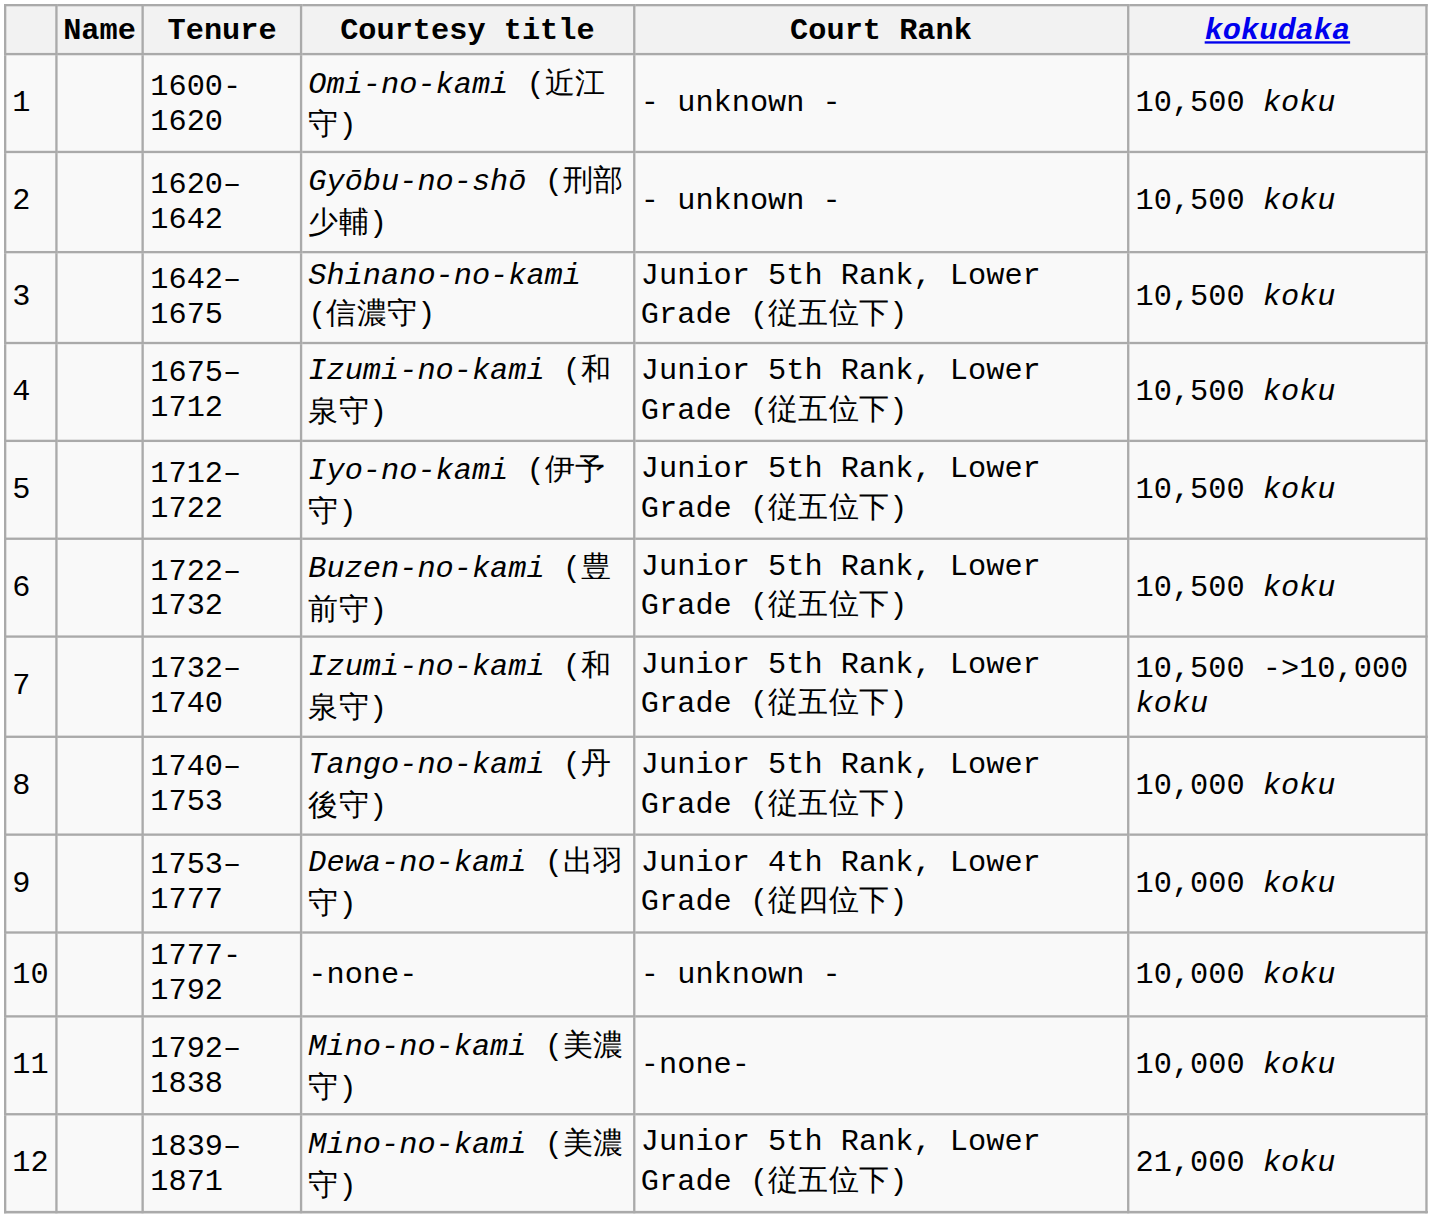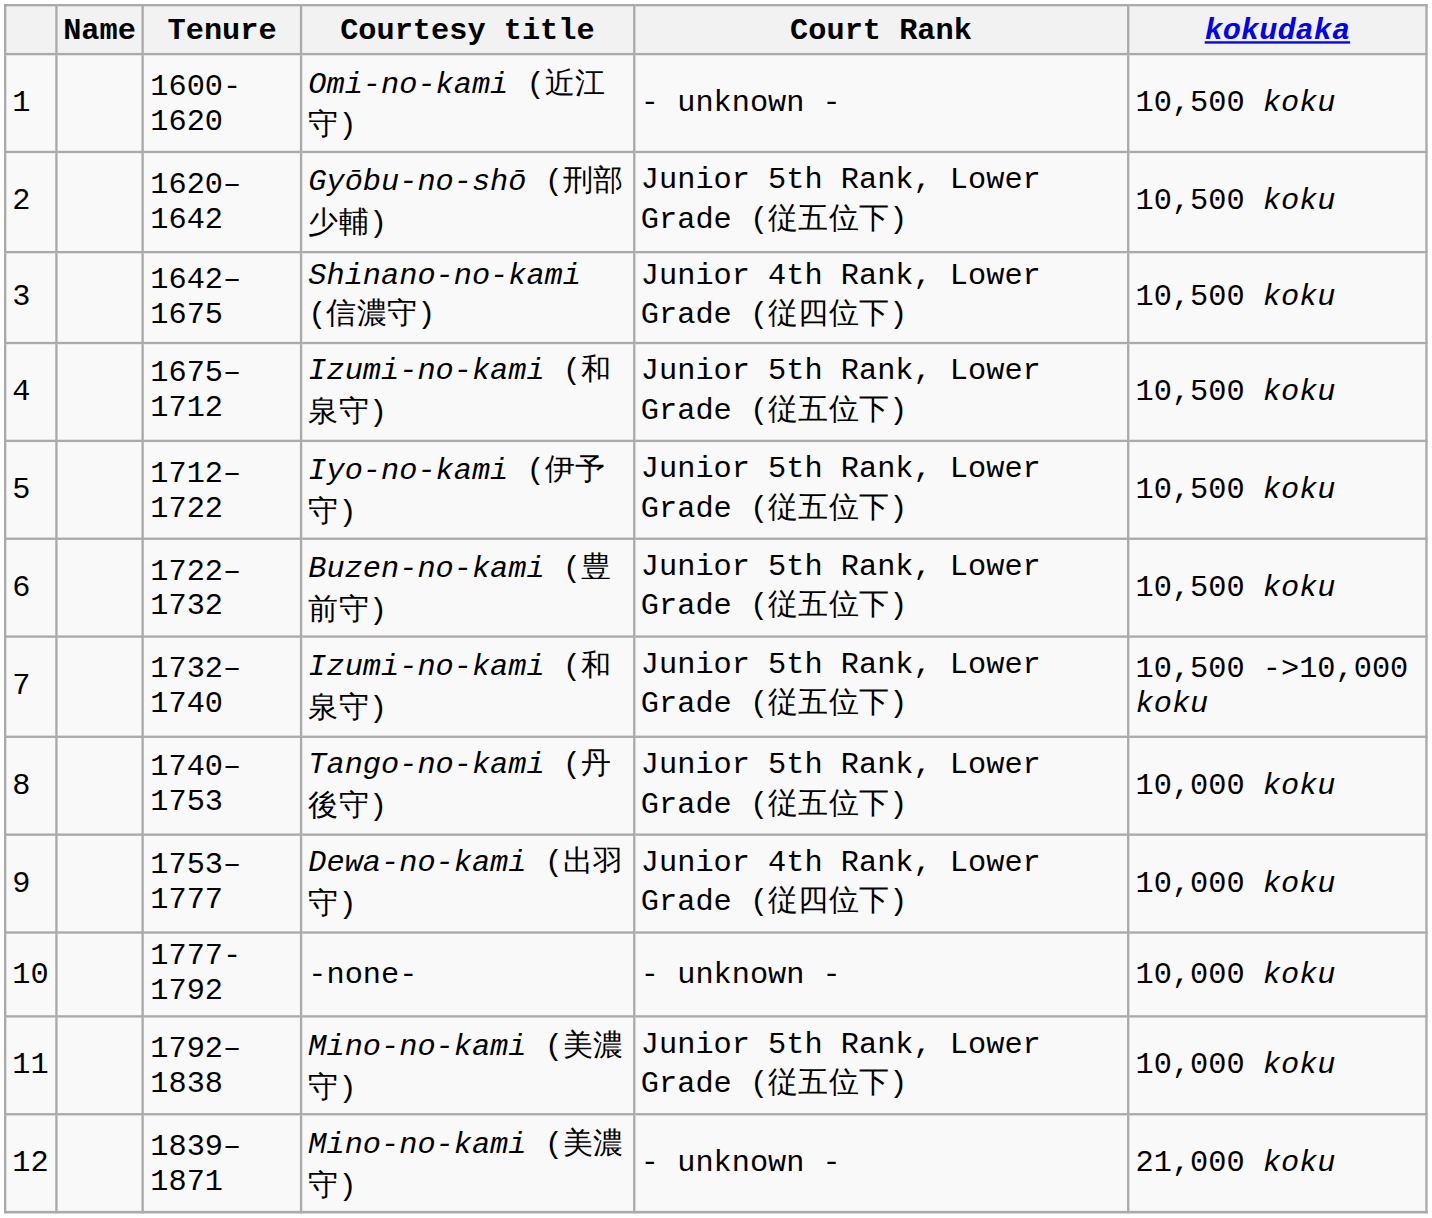(741, 202) - unknown - -> (841, 201) Junior 5th Rank, Lower Grade (従五位下)
(841, 296) Junior 5th Rank, Lower Grade (従五位下) -> (841, 296) Junior 4th Rank, Lower Grade (従四位下)
(695, 1066) -none- -> (841, 1065) Junior 5th Rank, Lower Grade (従五位下)
(841, 1163) Junior 5th Rank, Lower Grade (従五位下) -> (741, 1164) - unknown -
